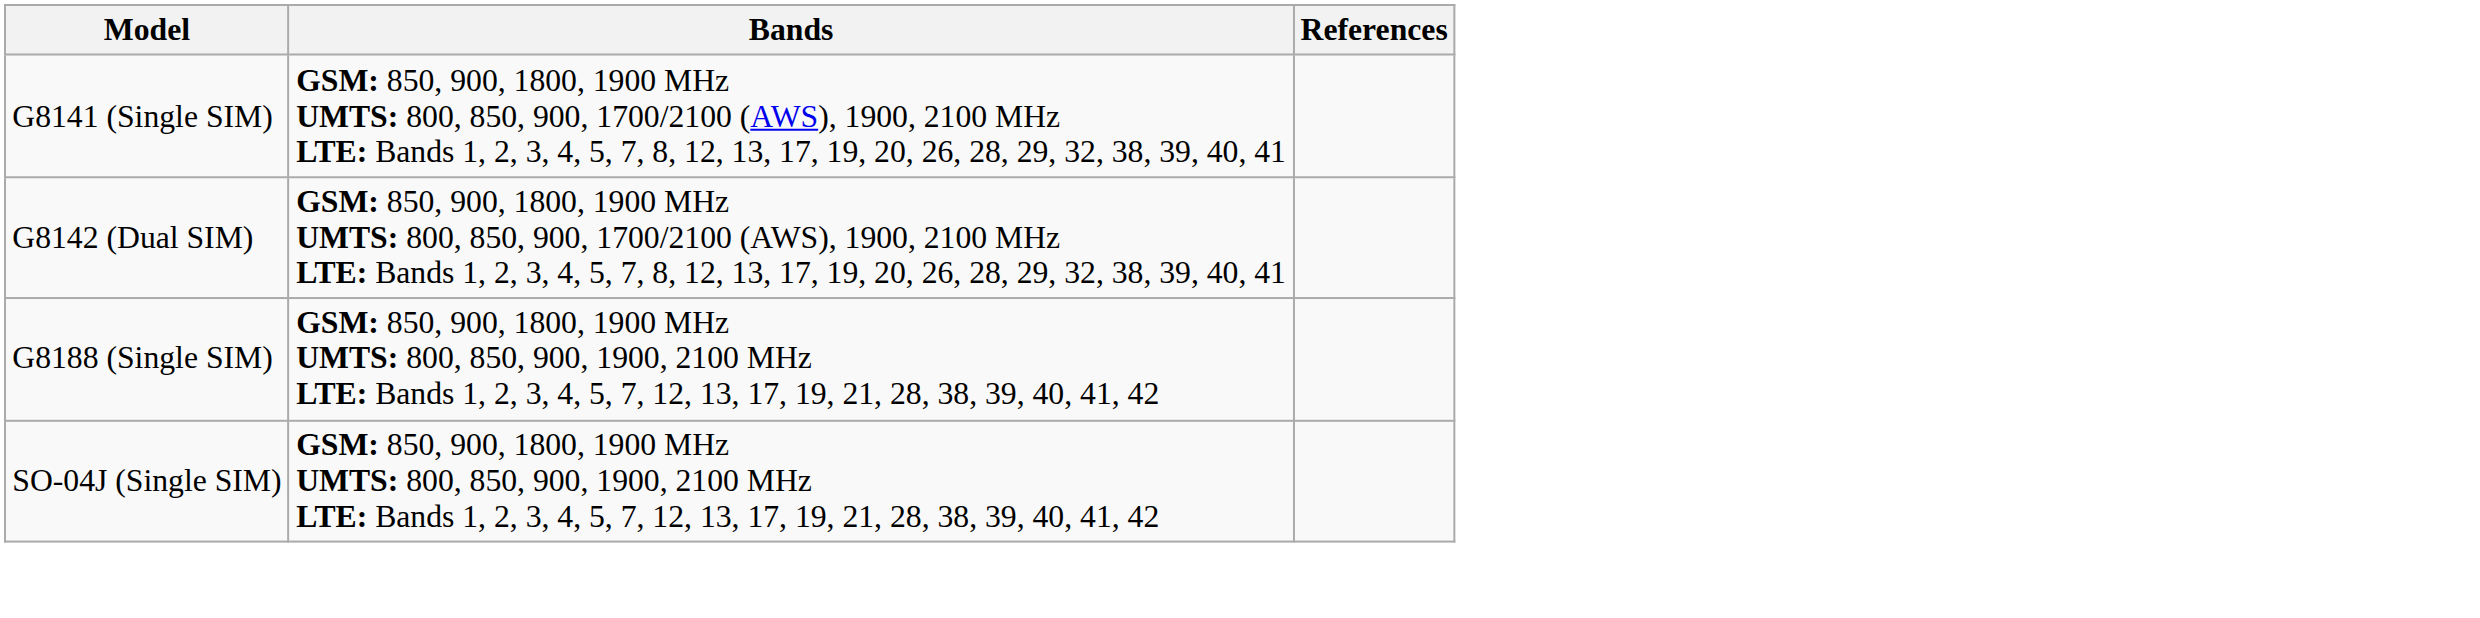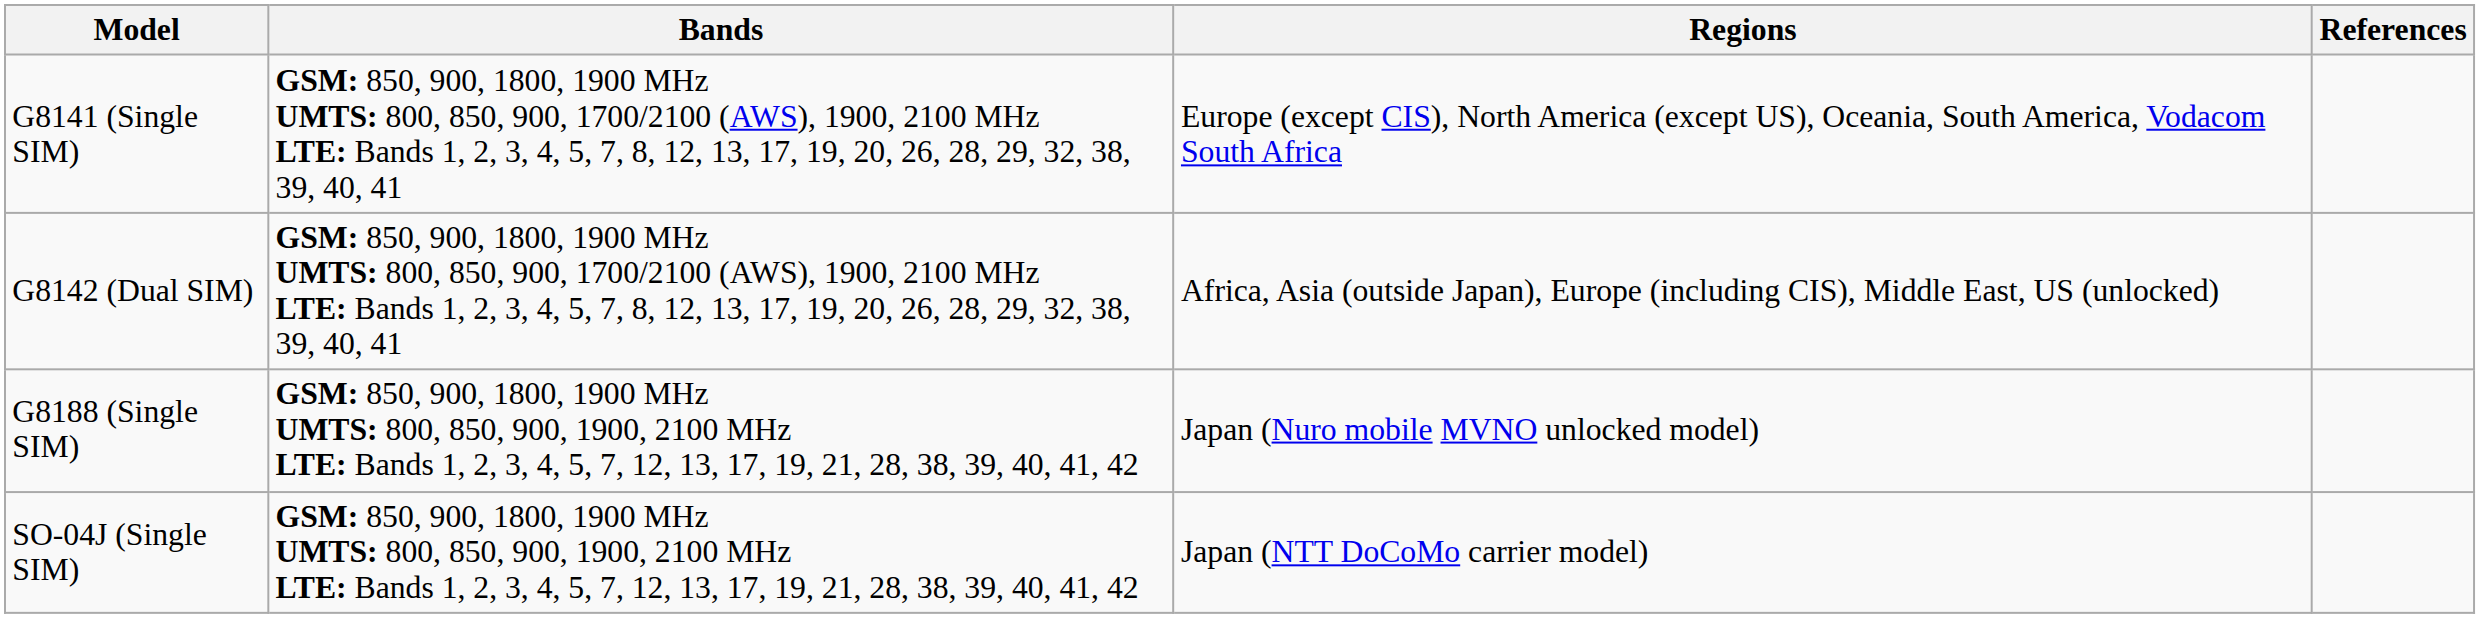+ column: (1743, 29)
